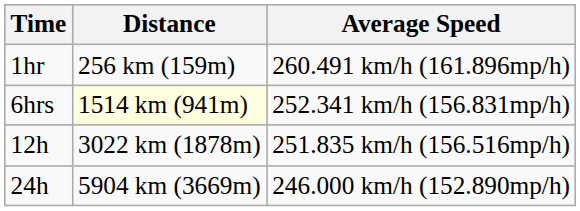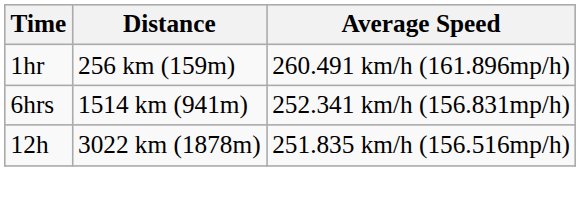(163, 104) lightyellow background -> (163, 104) no background
- row: (30, 184)
